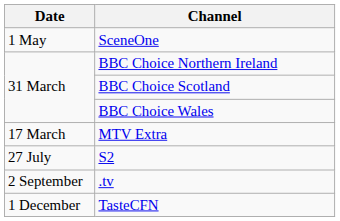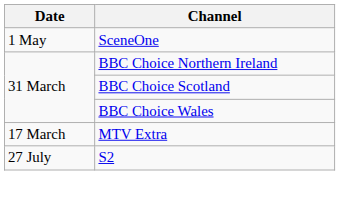- row: (106, 181)
- row: (129, 205)
